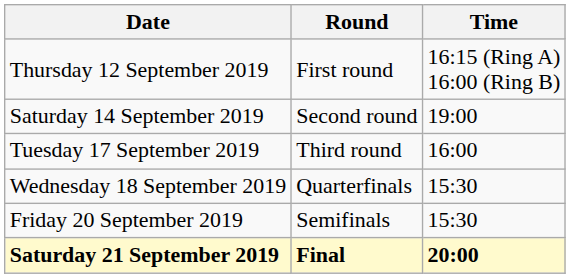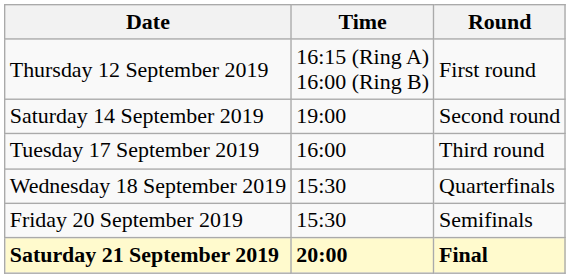columns swapped: (494, 21) <-> (357, 21)
